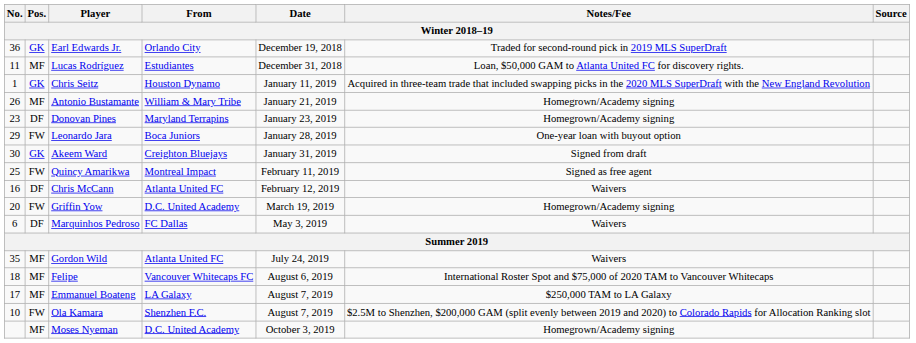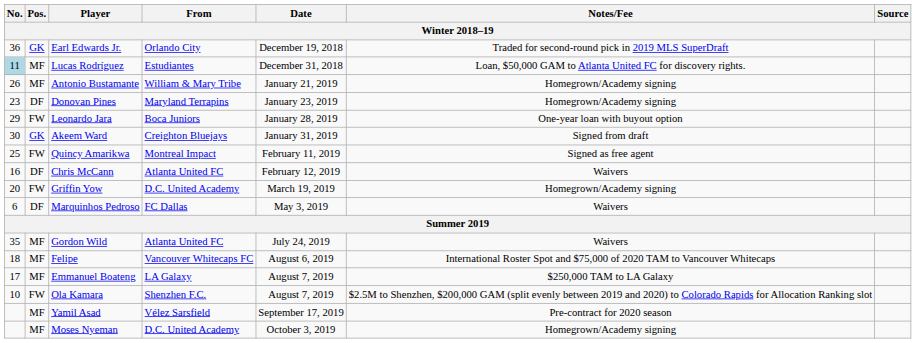(15, 66) no background -> (15, 66) lightblue background
- row: (75, 83)
+ row: (76, 312)
